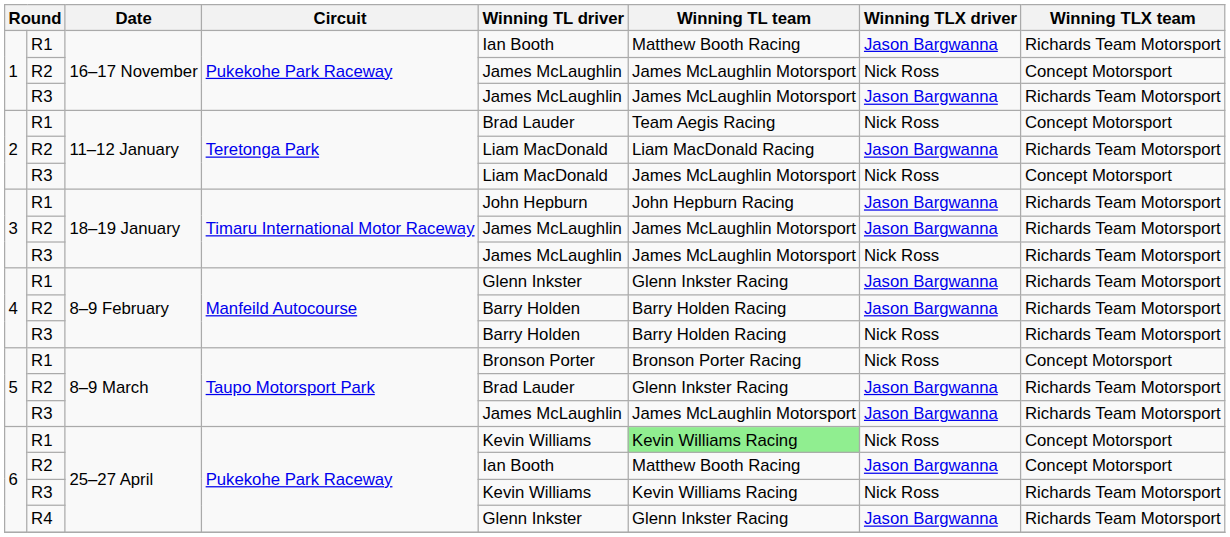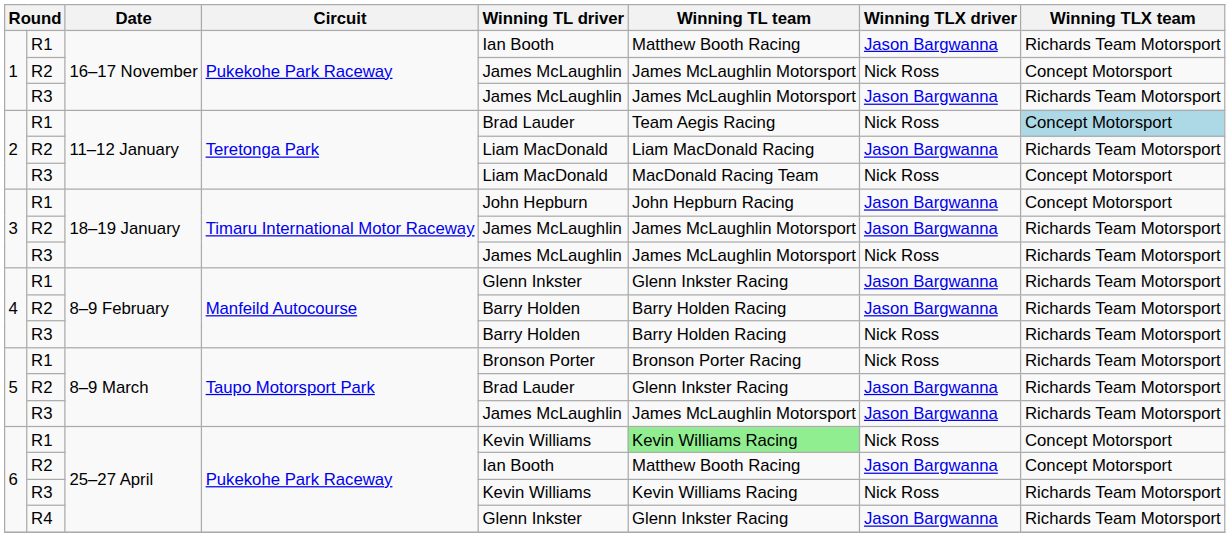(1098, 123) no background -> (1098, 123) lightblue background
(744, 176) James McLaughlin Motorsport -> (725, 176) MacDonald Racing Team
(1123, 202) Richards Team Motorsport -> (1098, 202) Concept Motorsport
(1098, 360) Concept Motorsport -> (1123, 360) Richards Team Motorsport
